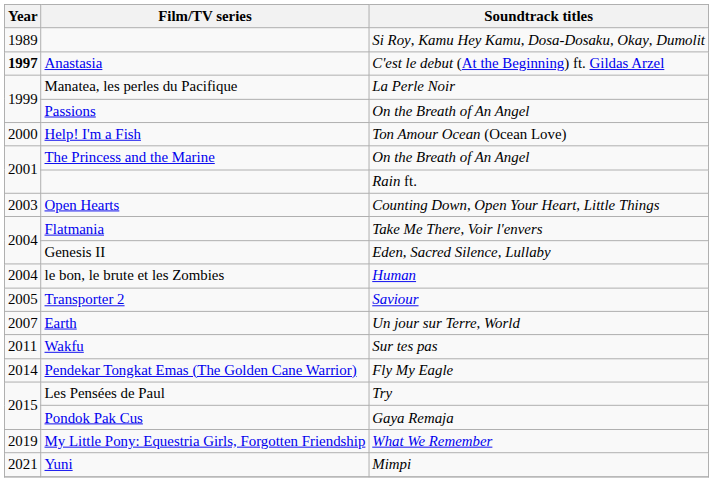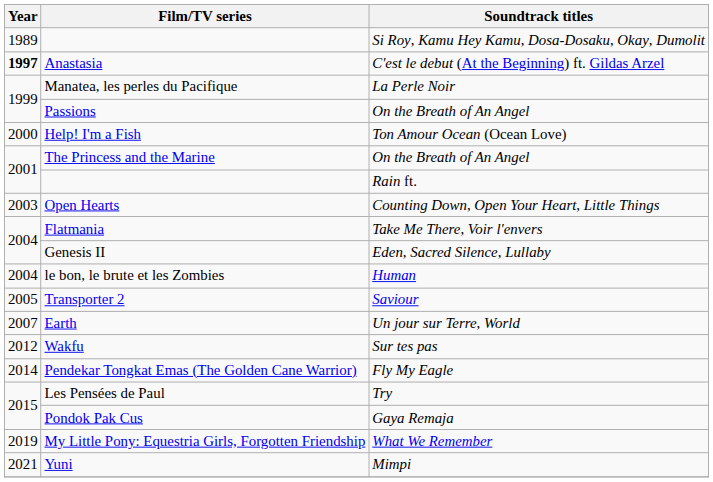(22, 346) 2011 -> (23, 346) 2012
